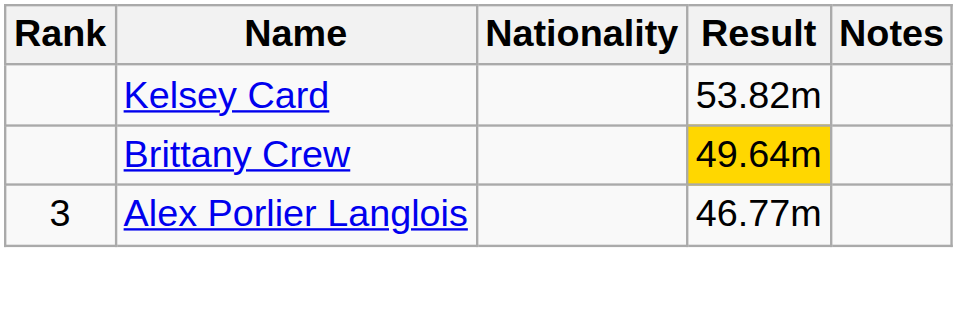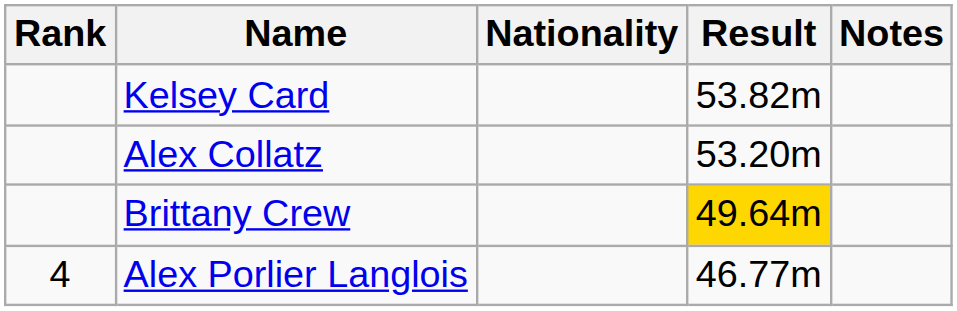+ row: (223, 154)
(60, 214) 3 -> (60, 273) 4
